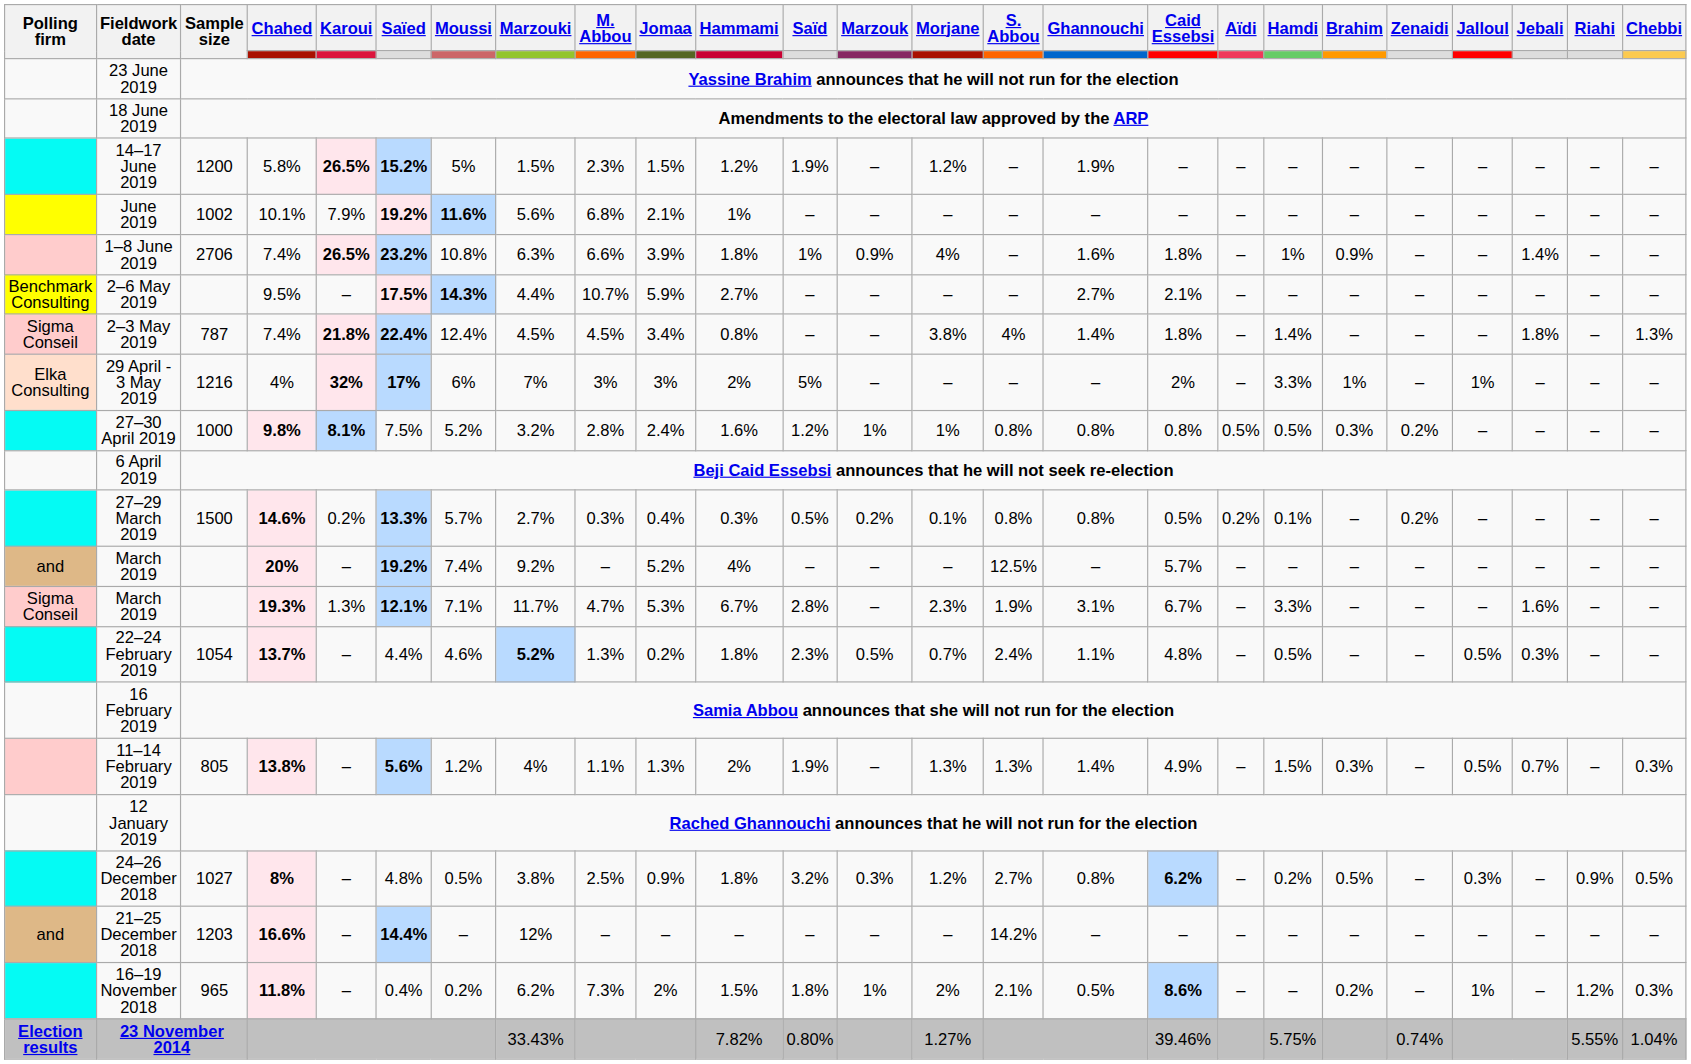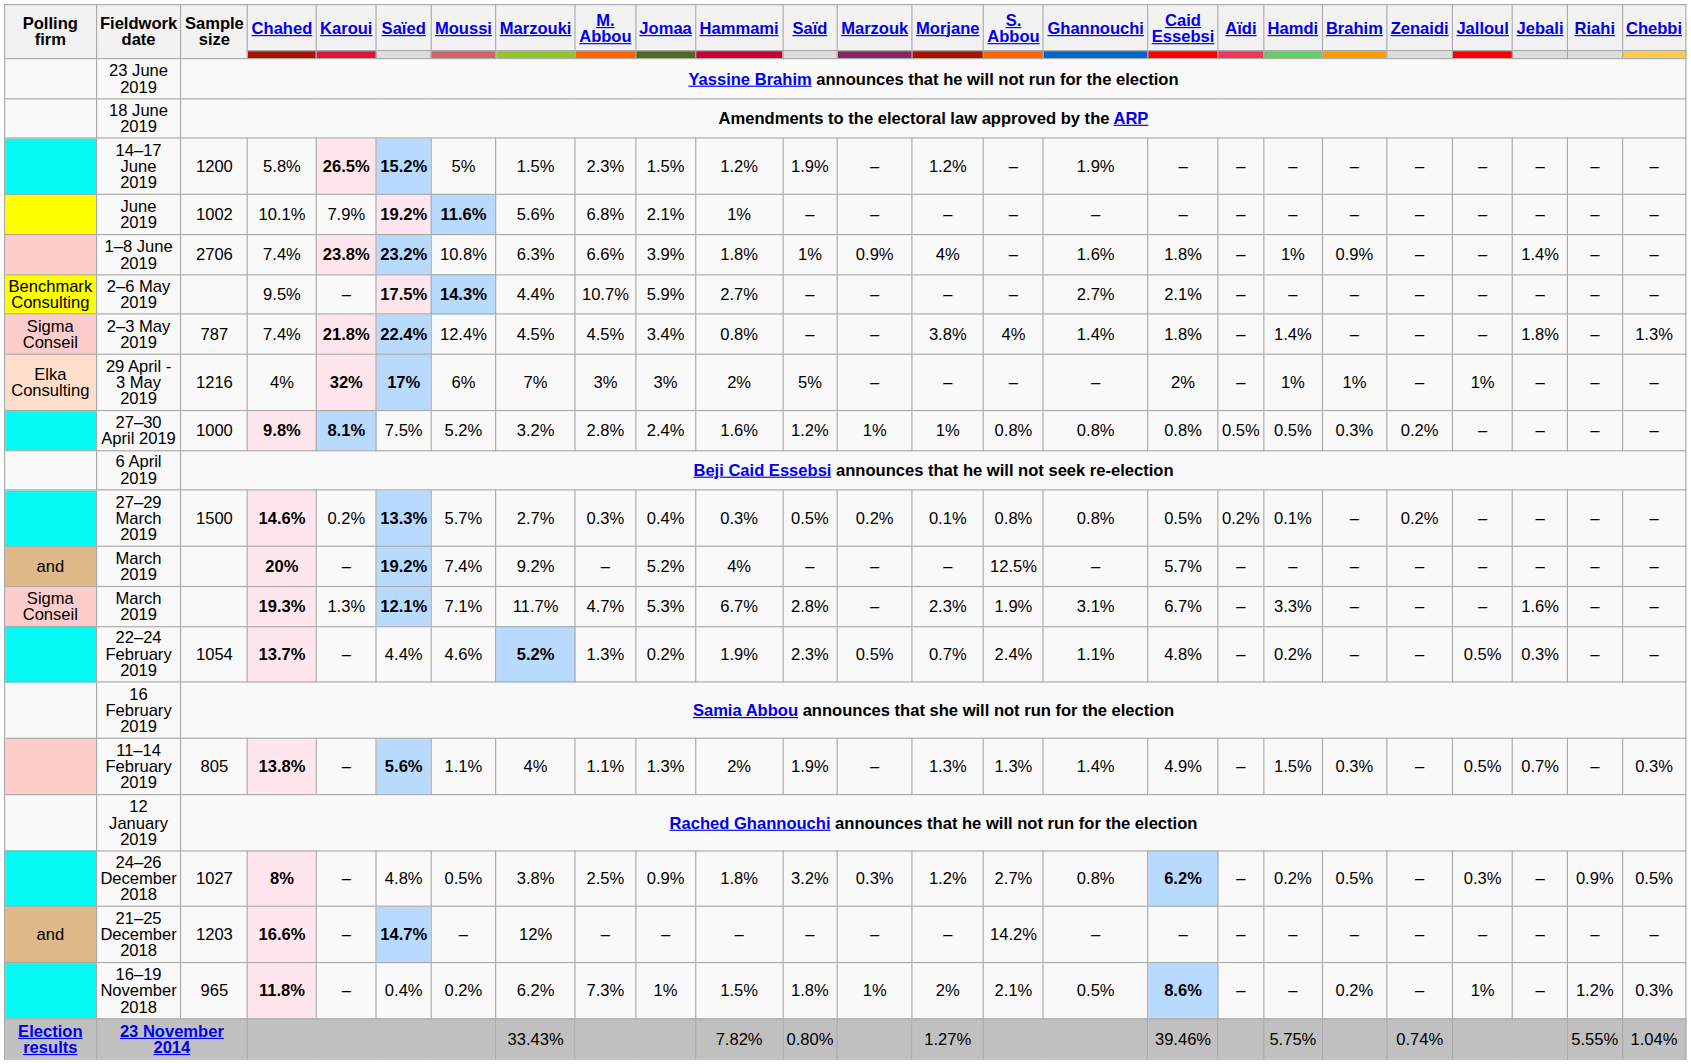(346, 255) 26.5% -> (346, 255) 23.8%
(1293, 383) 3.3% -> (1293, 383) 1%
(739, 655) 1.8% -> (739, 655) 1.9%
(1293, 655) 0.5% -> (1293, 655) 0.2%
(463, 767) 1.2% -> (463, 767) 1.1%
(404, 935) 14.4% -> (404, 935) 14.7%
(666, 991) 2% -> (666, 991) 1%
